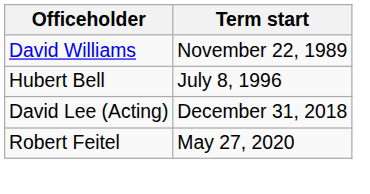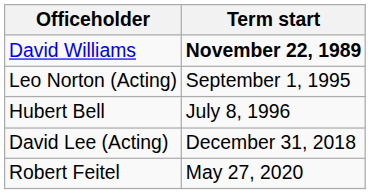(262, 50) normal -> (274, 50) bold
+ row: (93, 81)
